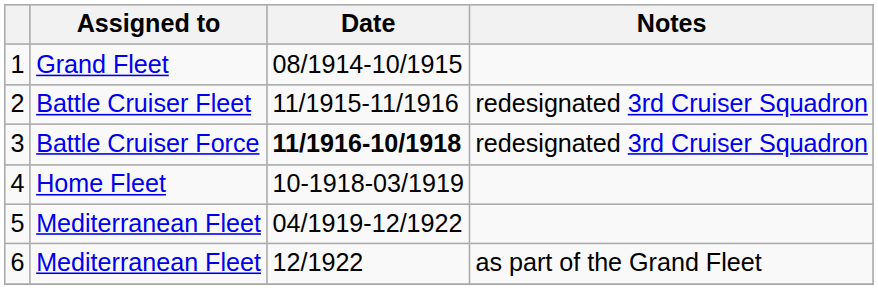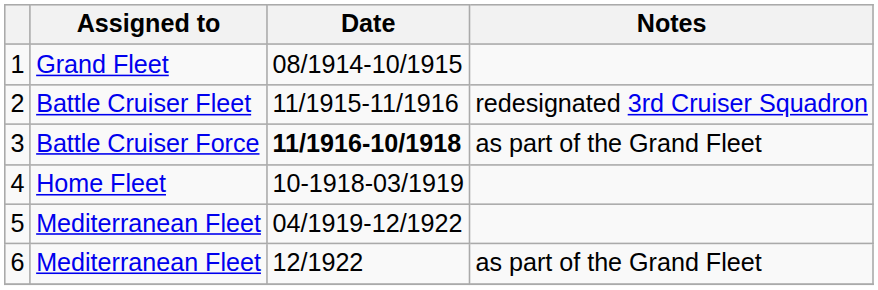(672, 143) redesignated 3rd Cruiser Squadron -> (619, 143) as part of the Grand Fleet
